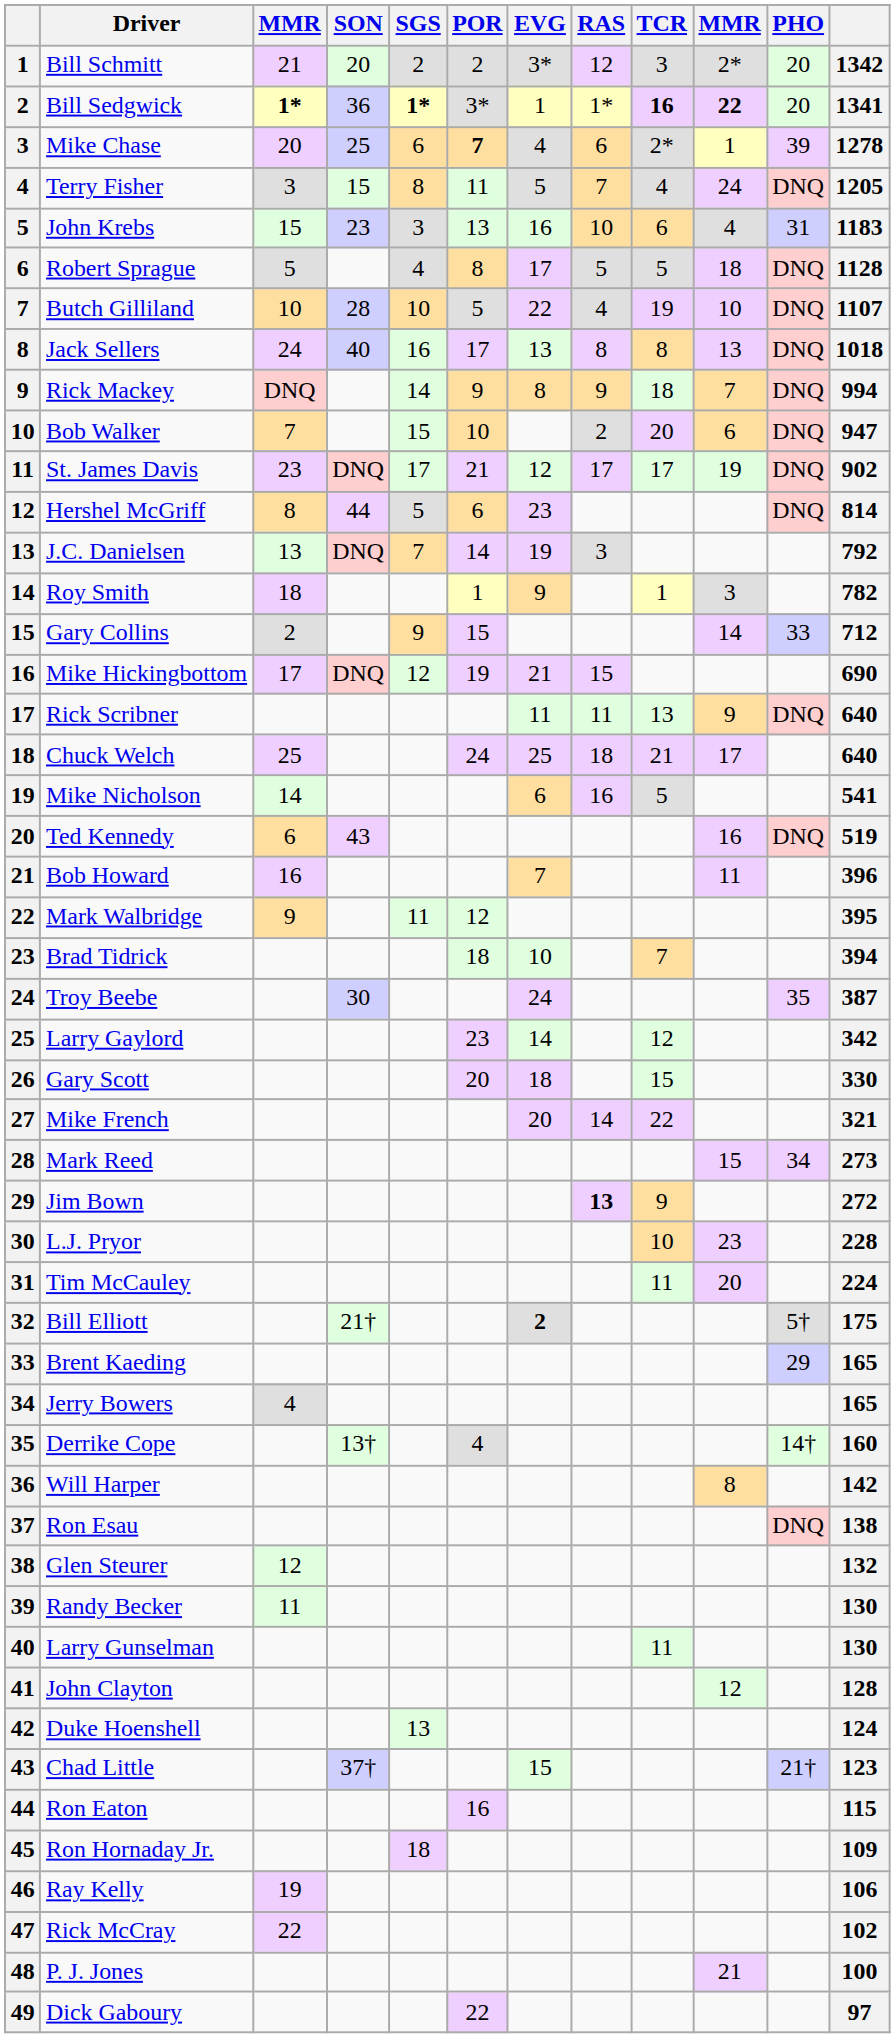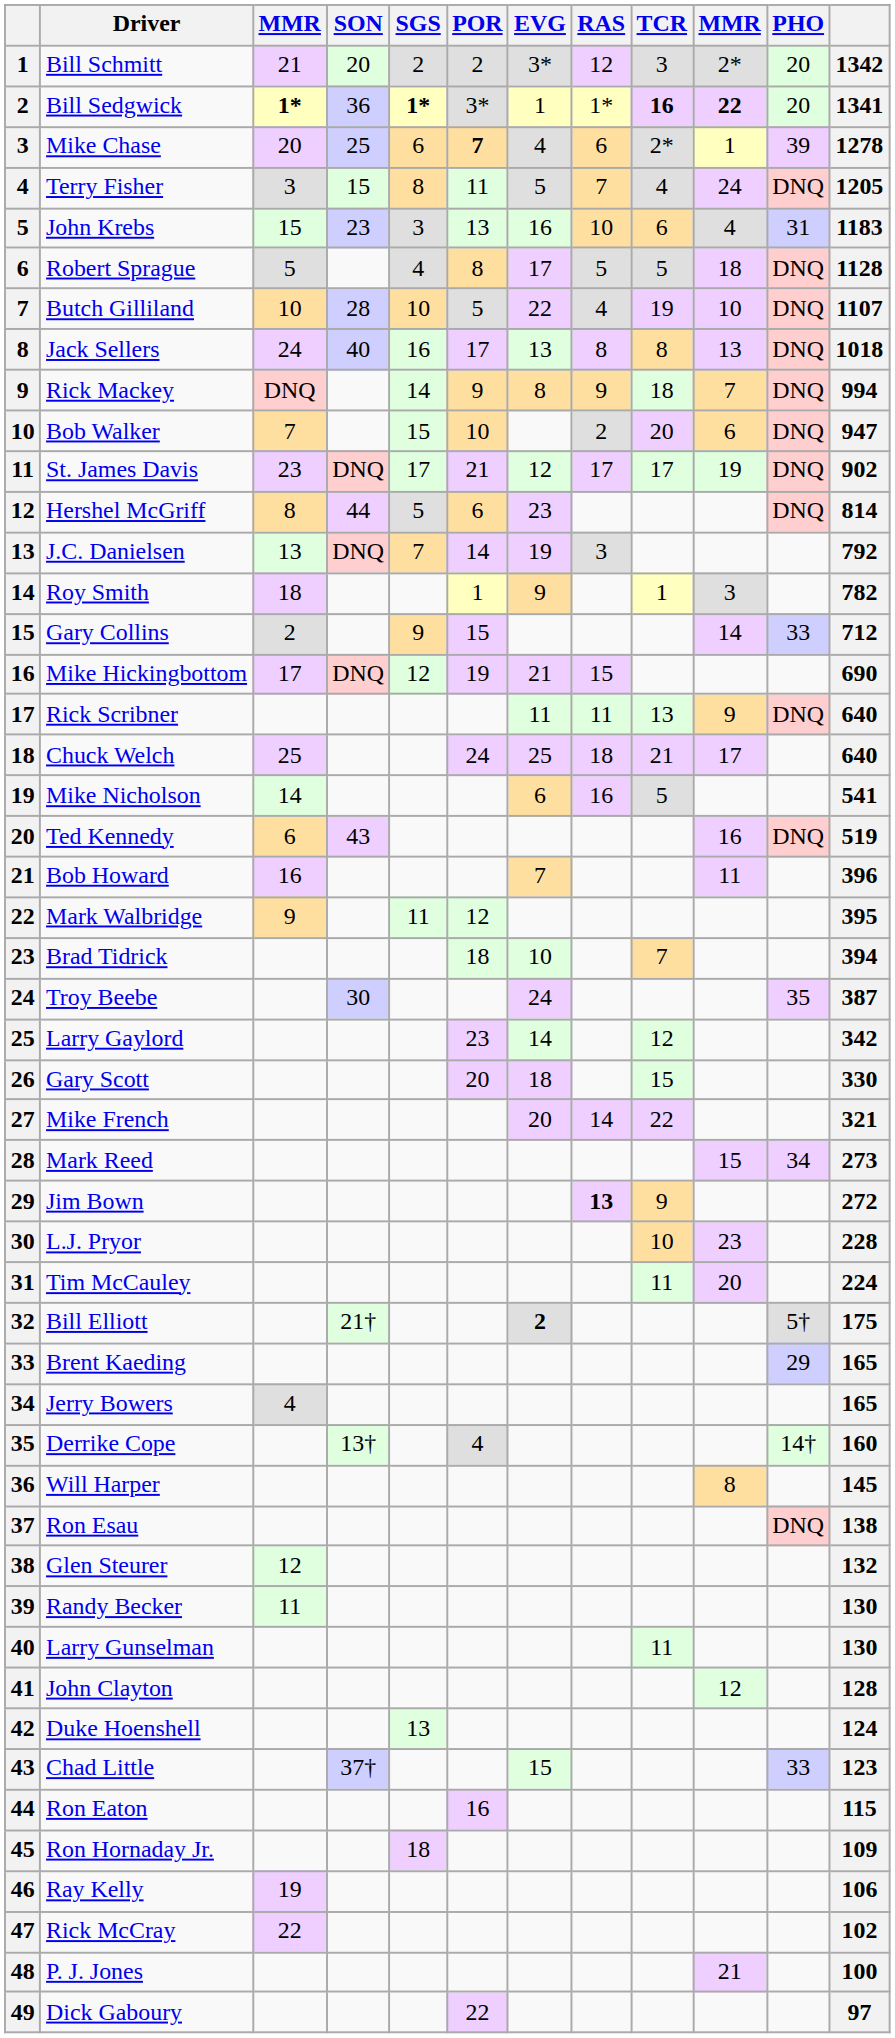(859, 1485) 142 -> (859, 1485) 145
(798, 1769) 21† -> (798, 1769) 33
